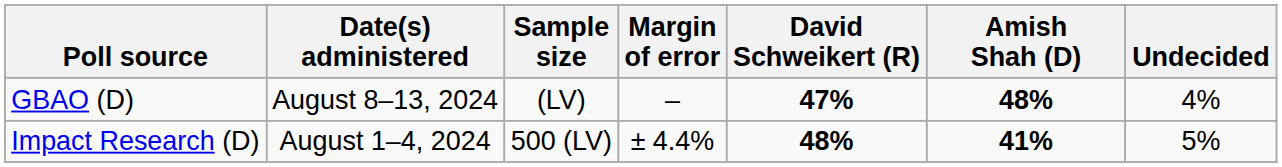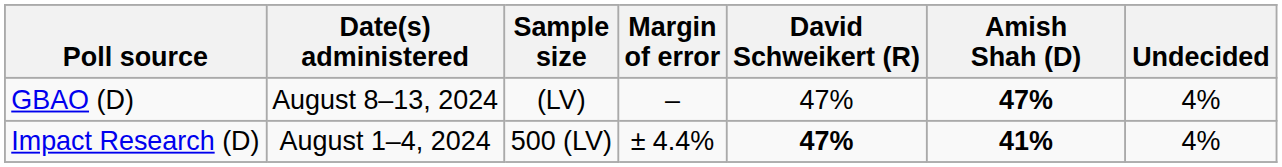(826, 99) bold -> (826, 99) normal
(1026, 99) 48% -> (1026, 99) 47%
(826, 142) 48% -> (826, 142) 47%
(1201, 142) 5% -> (1201, 142) 4%
